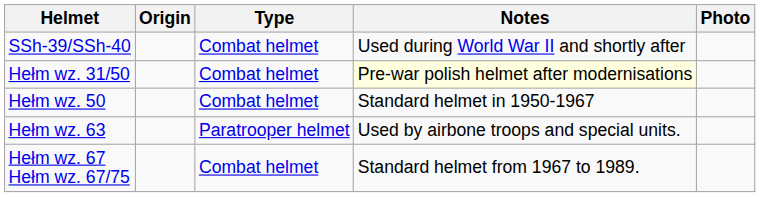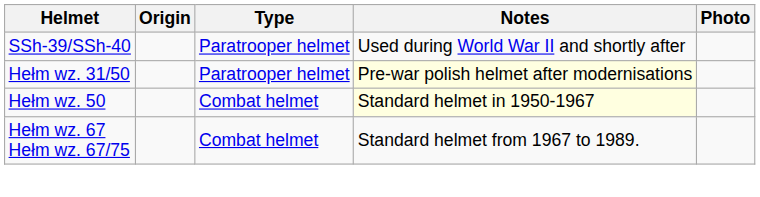(259, 46) Combat helmet -> (274, 46) Paratrooper helmet
(259, 74) Combat helmet -> (274, 74) Paratrooper helmet
(476, 102) no background -> (476, 102) lightyellow background
- row: (57, 130)
